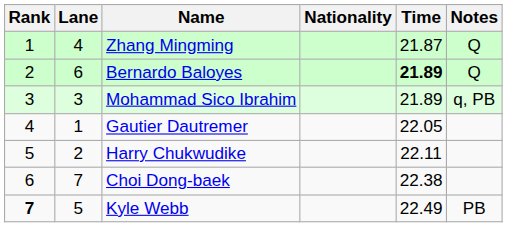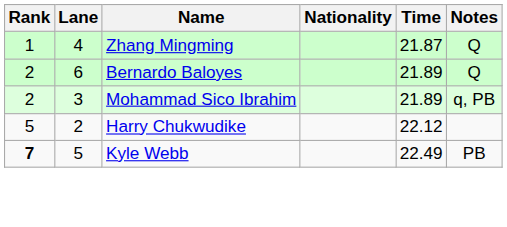(421, 72) bold -> (421, 72) normal
(29, 99) 3 -> (29, 99) 2
- row: (177, 126)
(421, 153) 22.11 -> (421, 126) 22.12
- row: (168, 180)
